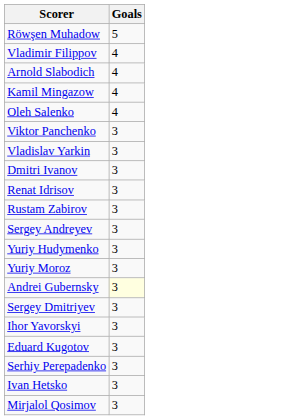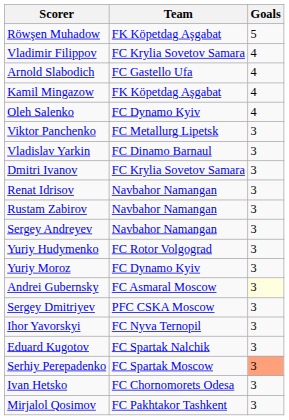+ column: (178, 14)
(115, 365) no background -> (254, 365) lightsalmon background
